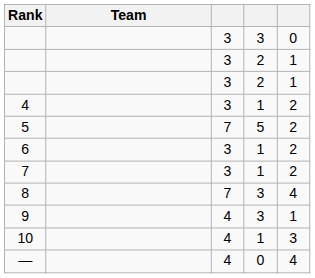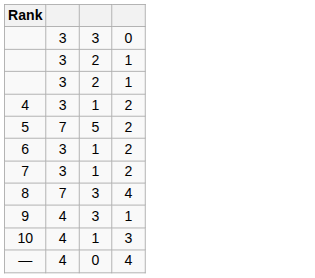- column: (129, 15)
